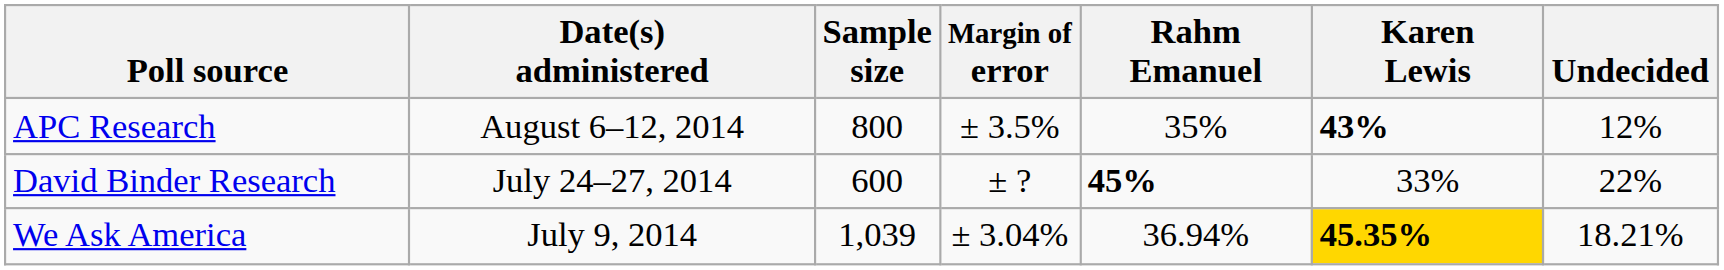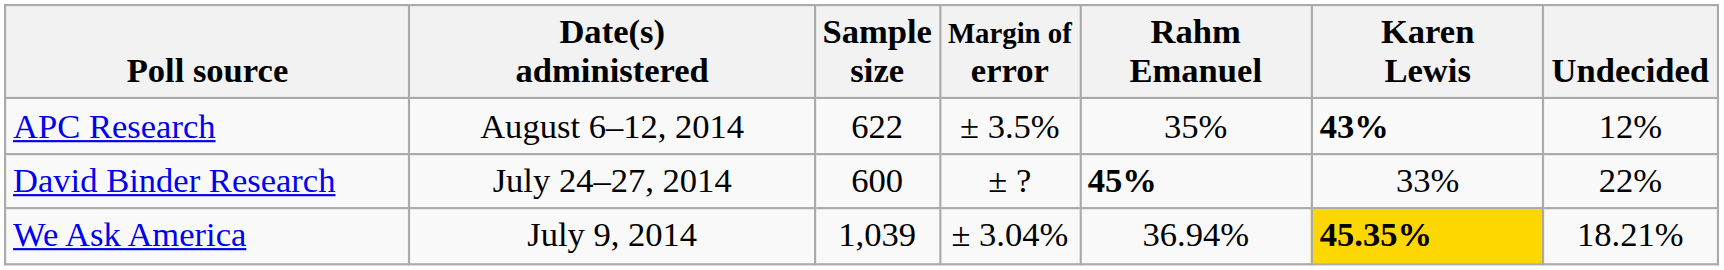(877, 125) 800 -> (877, 125) 622
